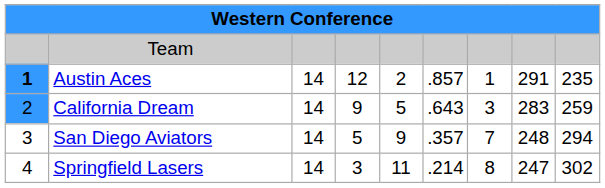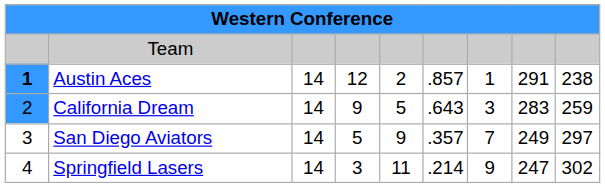(577, 78) 235 -> (577, 78) 238
(533, 138) 248 -> (533, 138) 249
(577, 138) 294 -> (577, 138) 297
(490, 167) 8 -> (490, 167) 9
